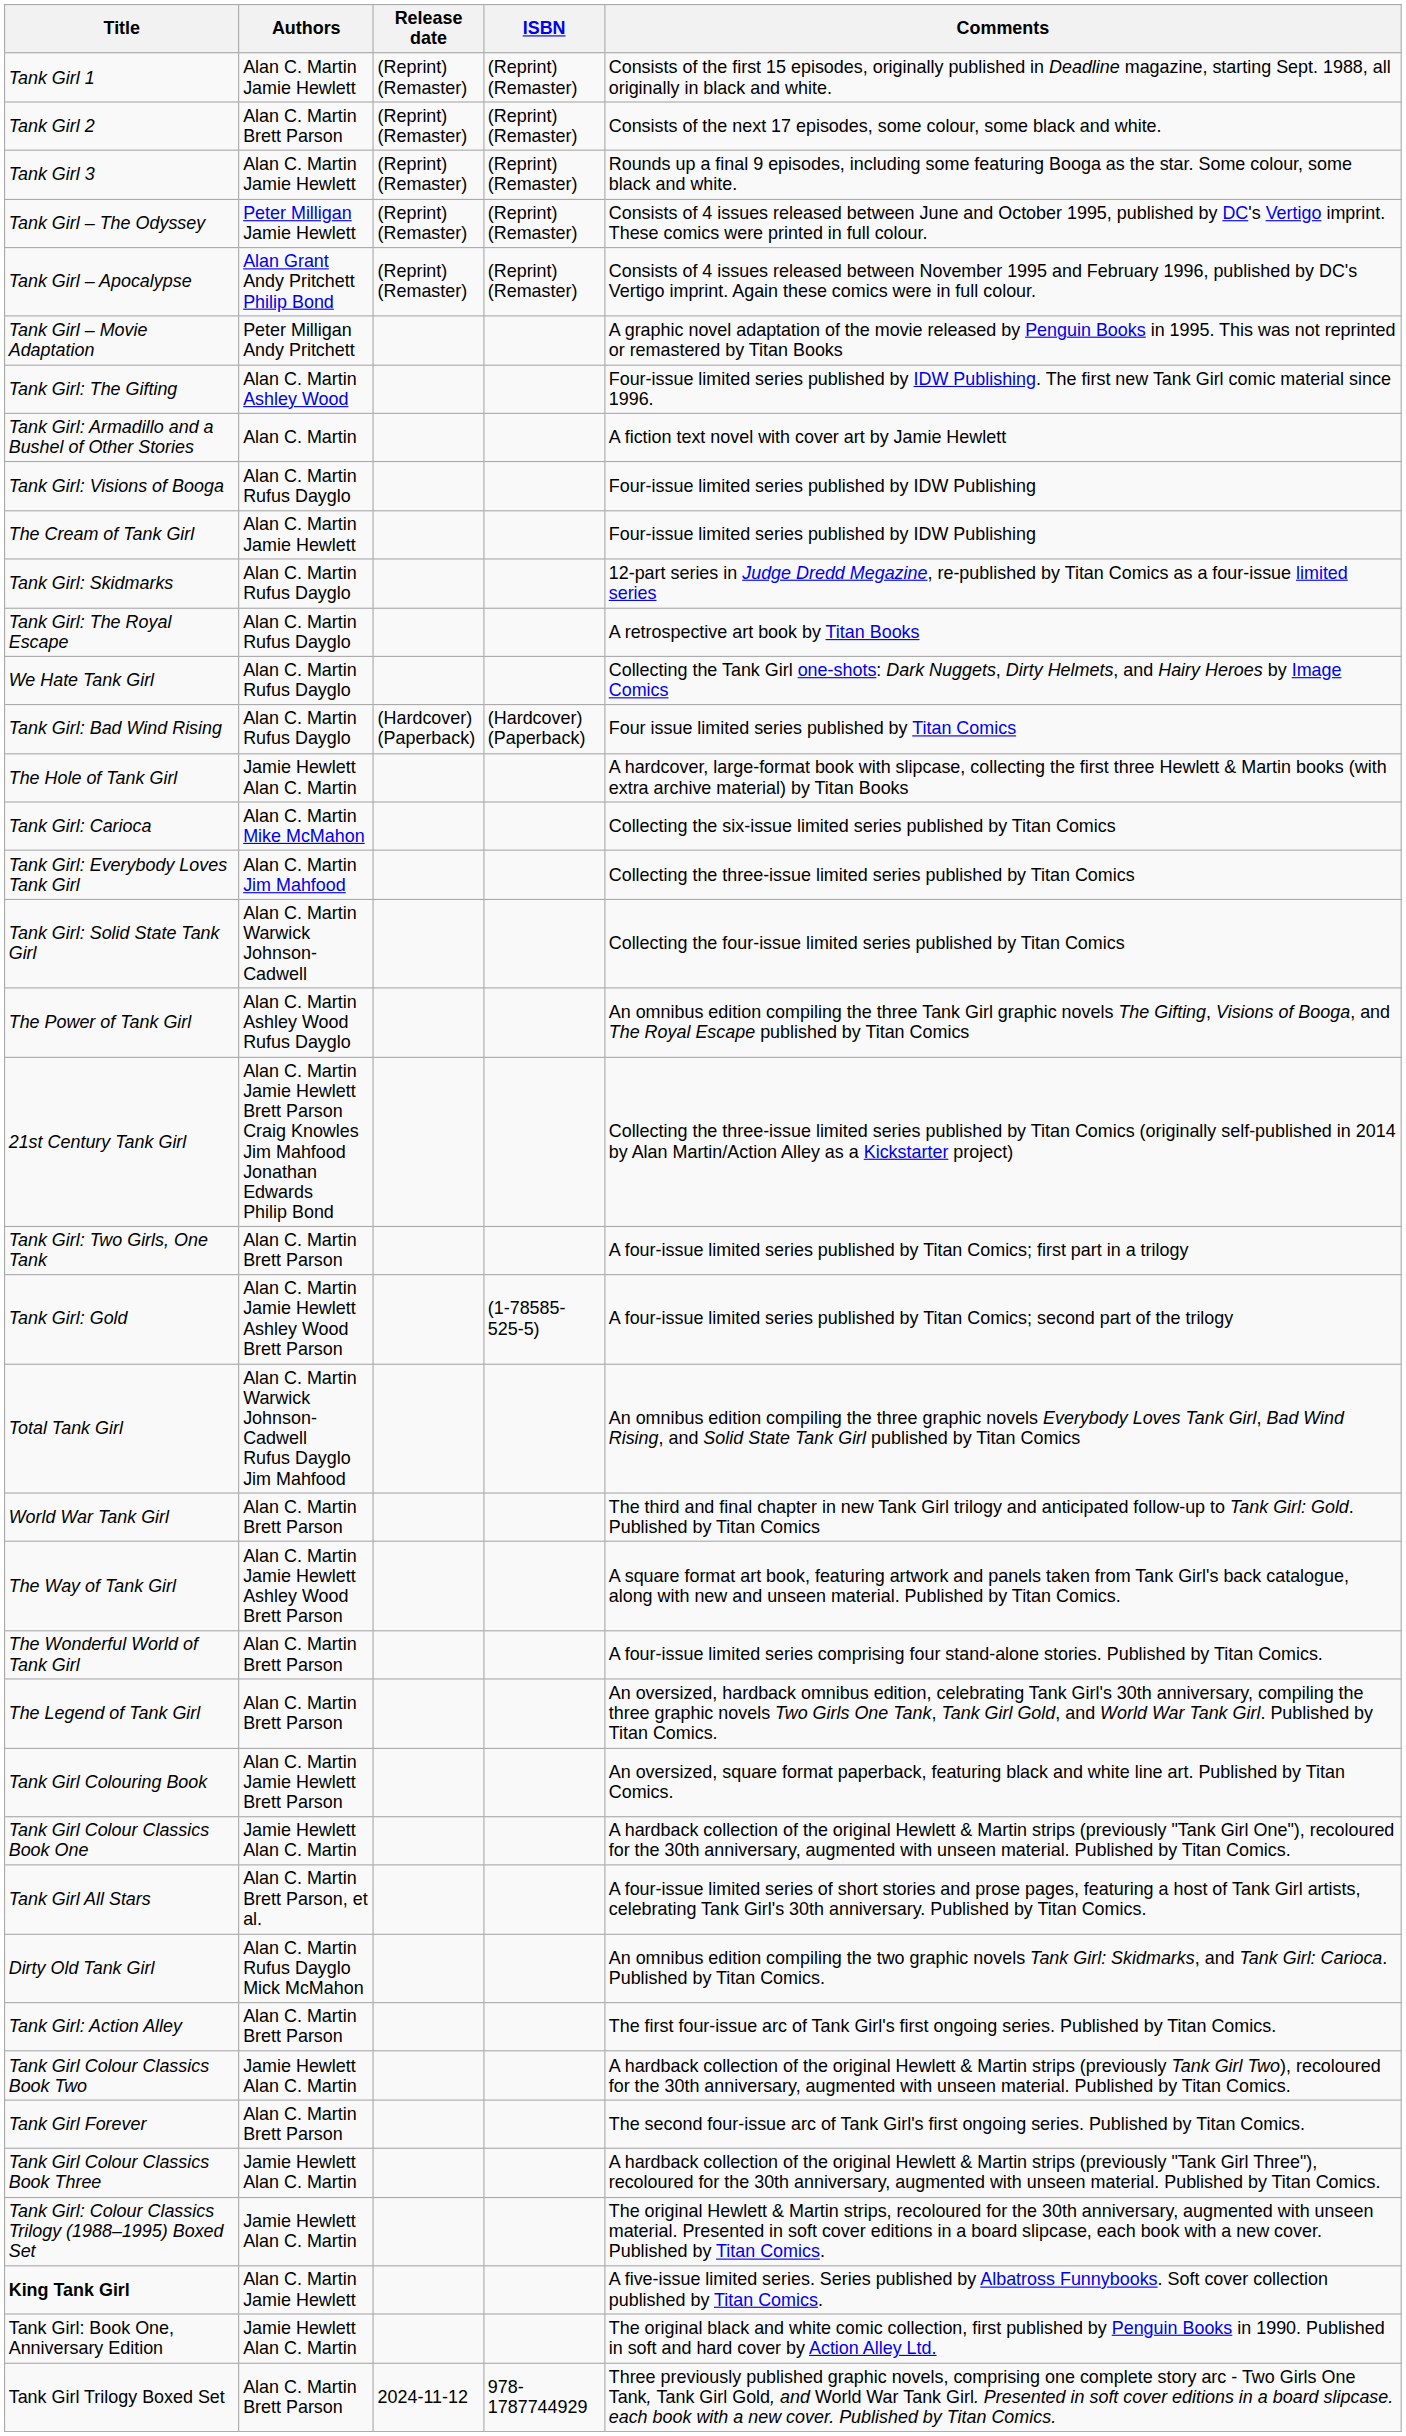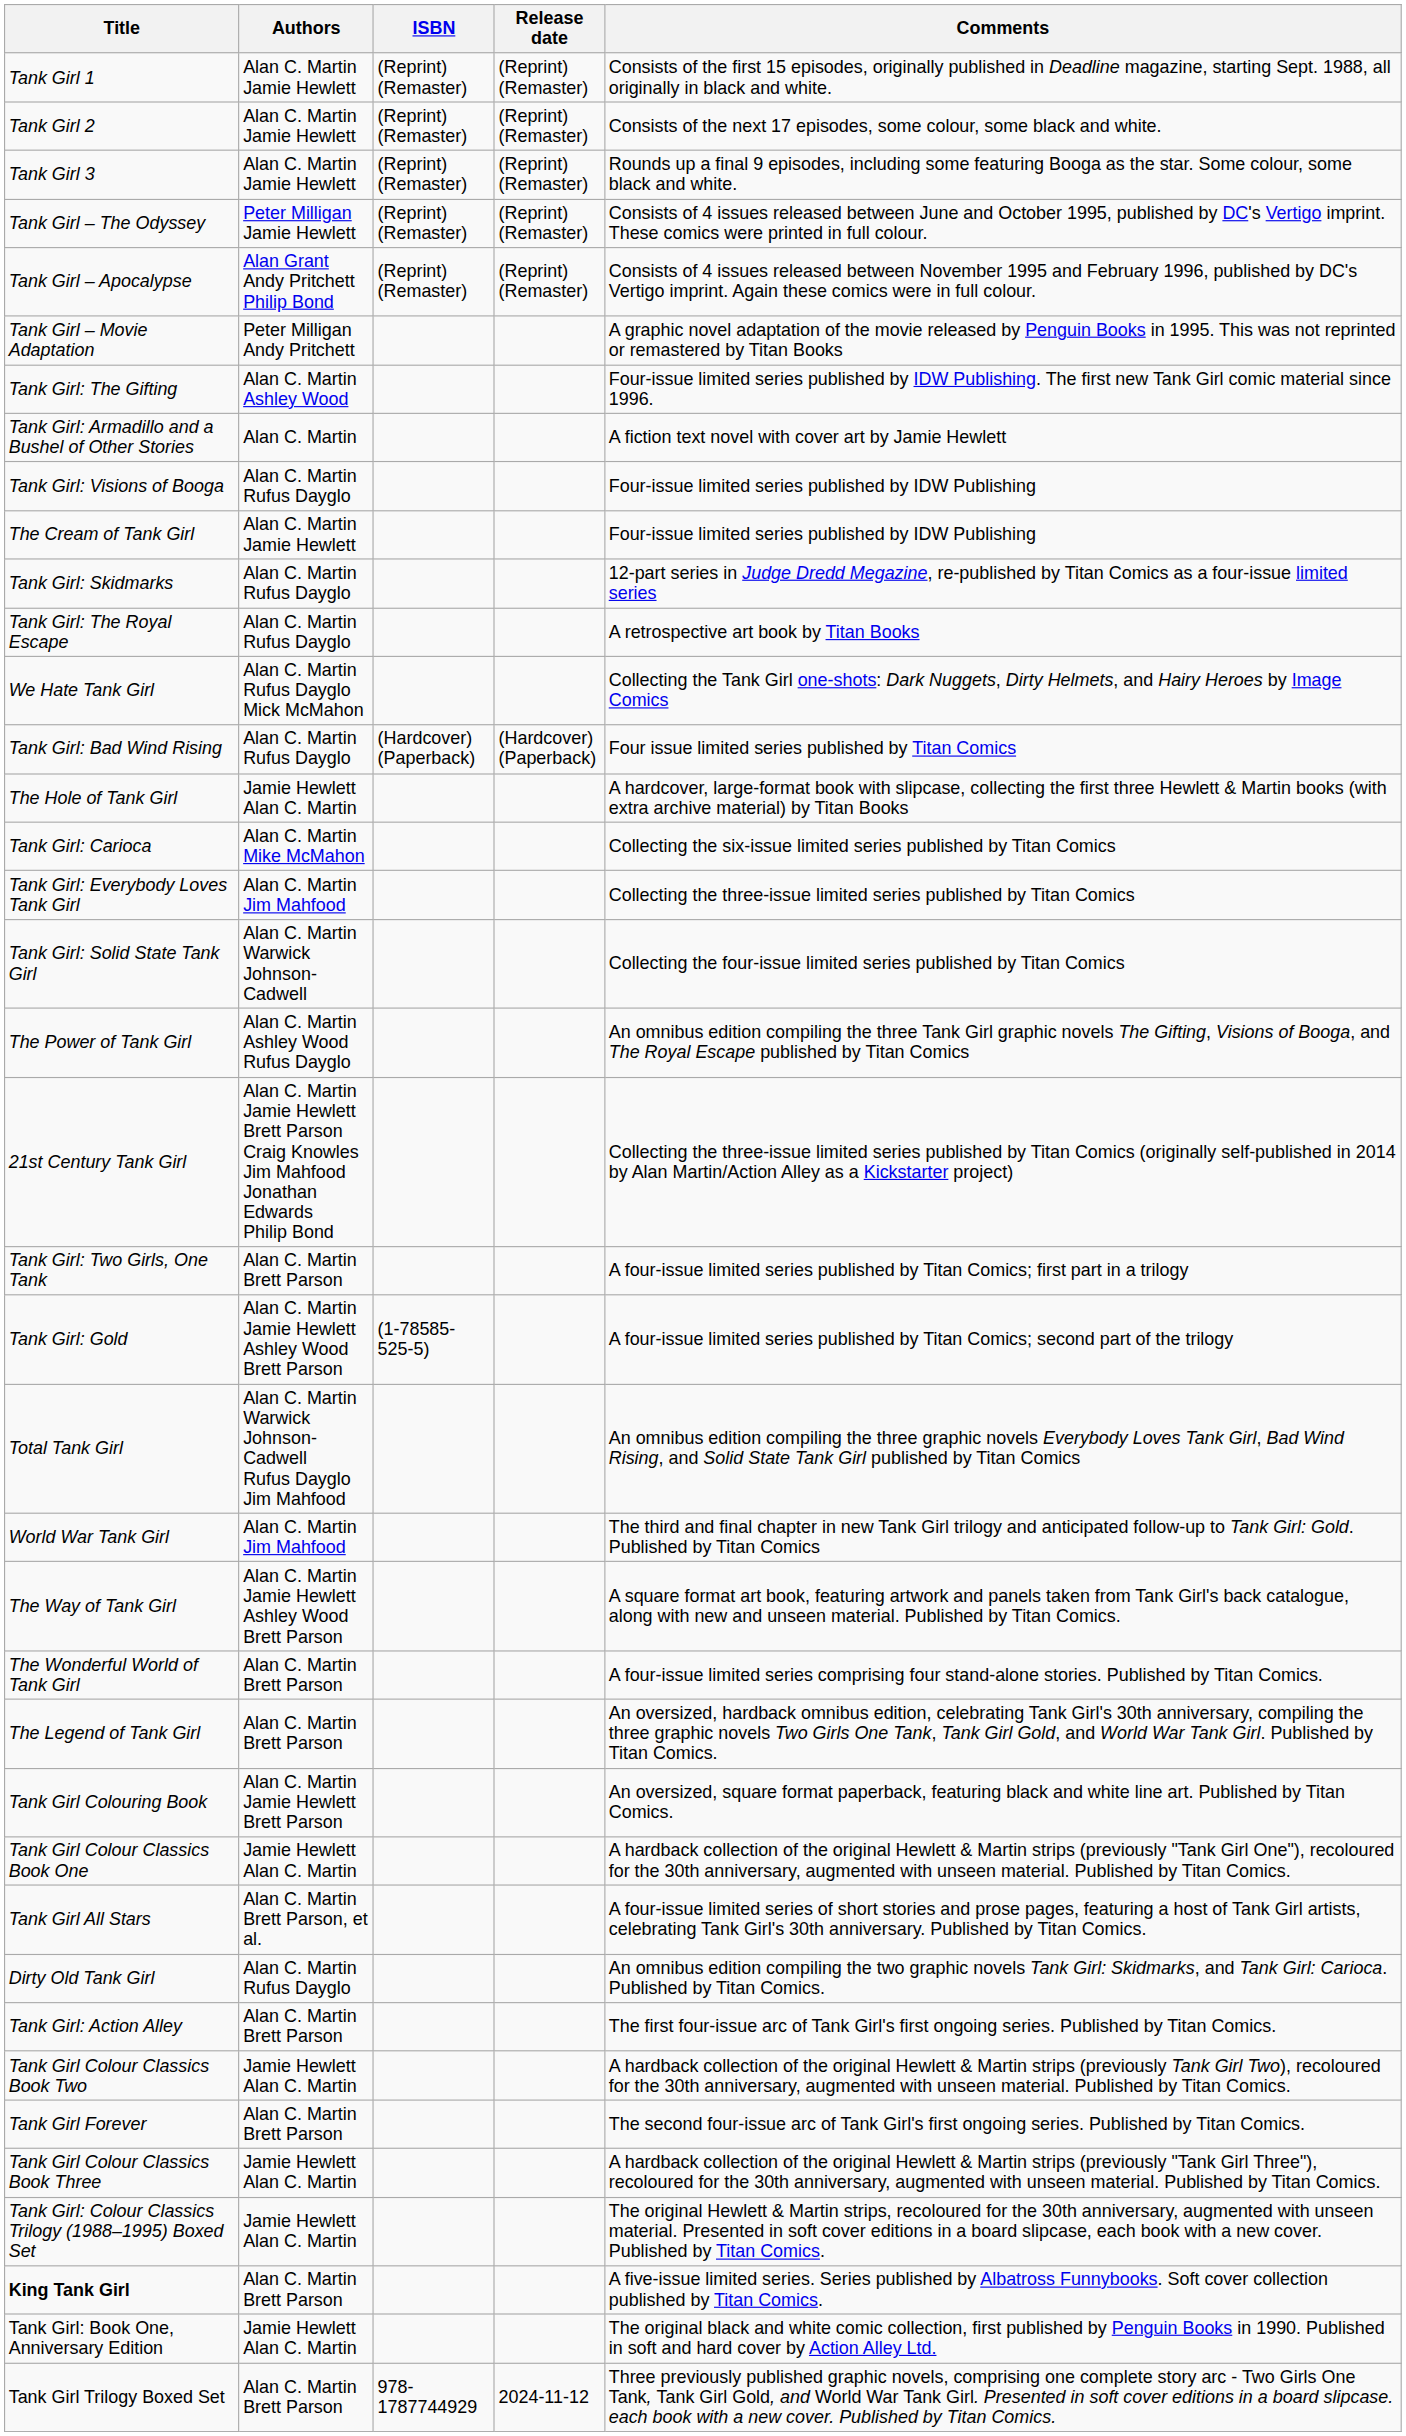columns swapped: (544, 28) <-> (429, 28)
(300, 125) Alan C. Martin Brett Parson -> (300, 125) Alan C. Martin Jamie Hewlett
(300, 680) Alan C. Martin Rufus Dayglo -> (303, 690) Alan C. Martin Rufus Dayglo Mick McMahon
(300, 1517) Alan C. Martin Brett Parson -> (300, 1537) Alan C. Martin Jim Mahfood
(303, 1968) Alan C. Martin Rufus Dayglo Mick McMahon -> (300, 1978) Alan C. Martin Rufus Dayglo
(300, 2289) Alan C. Martin Jamie Hewlett -> (300, 2289) Alan C. Martin Brett Parson
